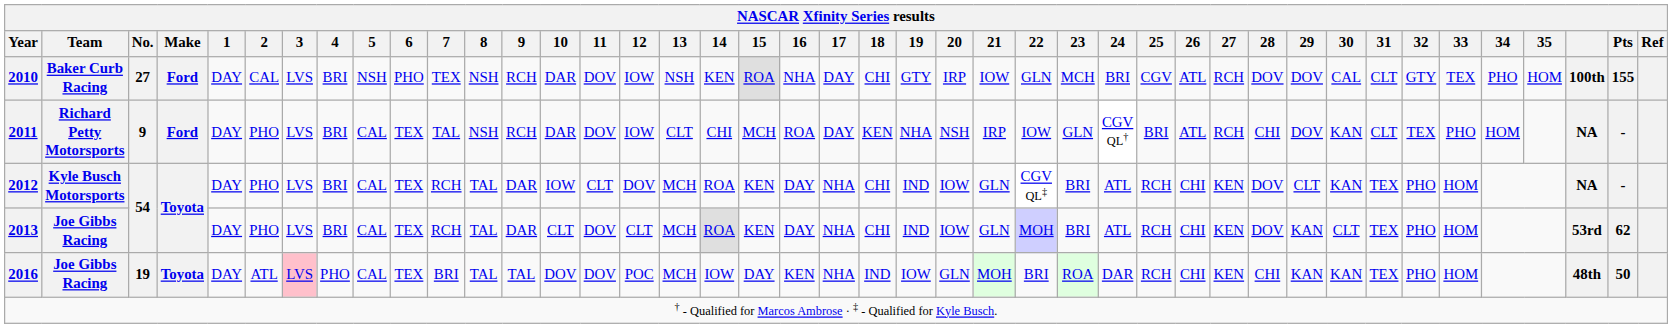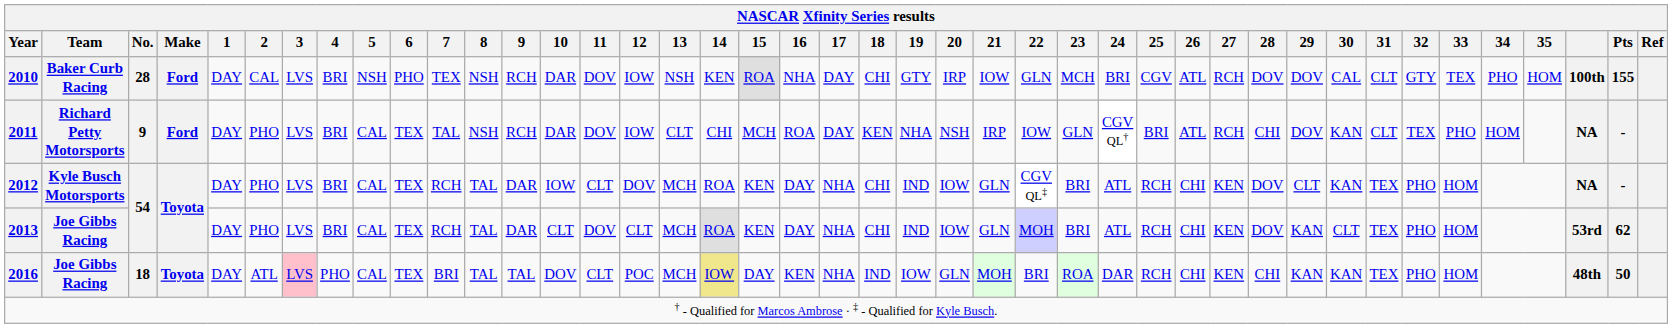(143, 78) 27 -> (143, 78) 28
(143, 274) 19 -> (143, 274) 18
(600, 274) DOV -> (600, 274) CLT
(719, 274) no background -> (719, 274) khaki background
